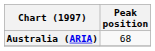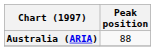(125, 39) 68 -> (125, 39) 88
